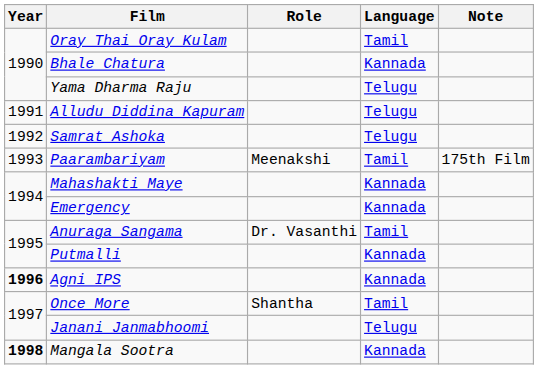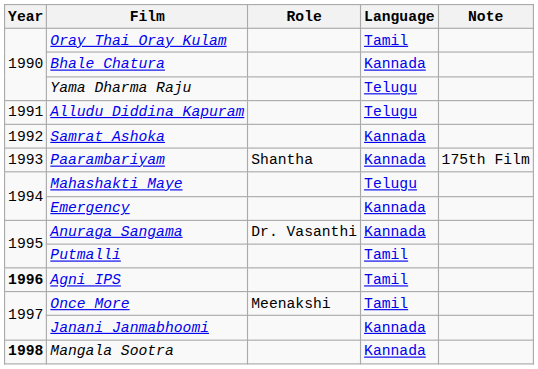(391, 136) Telugu -> (395, 136) Kannada
(291, 160) Meenakshi -> (282, 160) Shantha
(386, 160) Tamil -> (395, 160) Kannada
(395, 184) Kannada -> (391, 184) Telugu
(386, 232) Tamil -> (395, 232) Kannada
(395, 256) Kannada -> (386, 256) Tamil
(395, 280) Kannada -> (386, 280) Tamil
(282, 304) Shantha -> (291, 304) Meenakshi
(391, 328) Telugu -> (395, 328) Kannada
